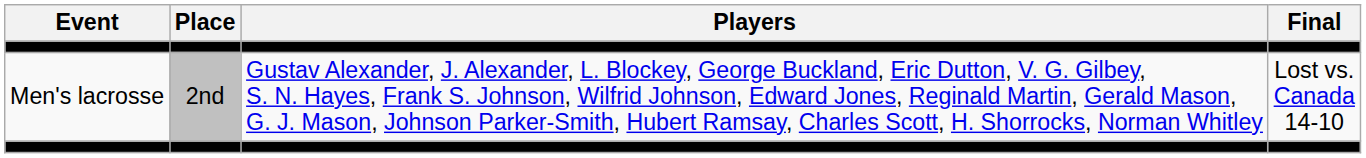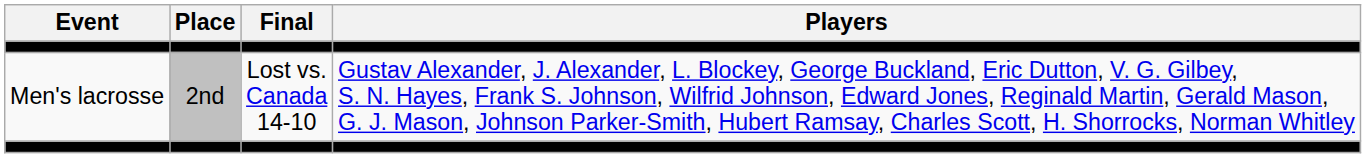columns swapped: (755, 22) <-> (1314, 22)
